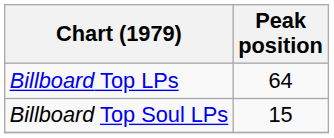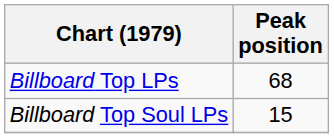(281, 80) 64 -> (281, 80) 68
